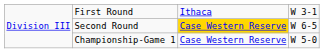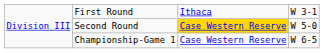(304, 26) W 6-5 -> (304, 26) W 5-0
(304, 40) W 5-0 -> (304, 40) W 6-5
